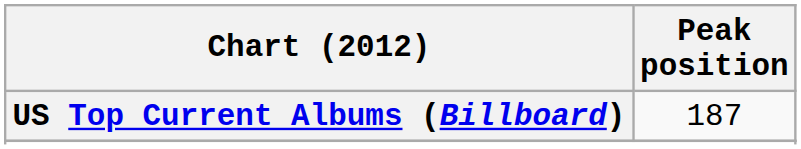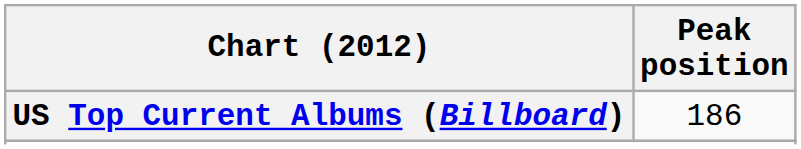(714, 117) 187 -> (714, 117) 186
